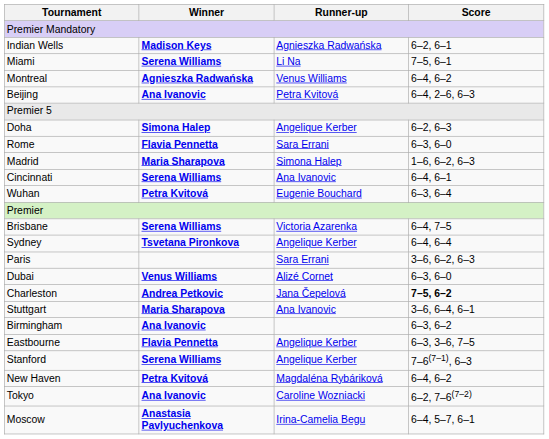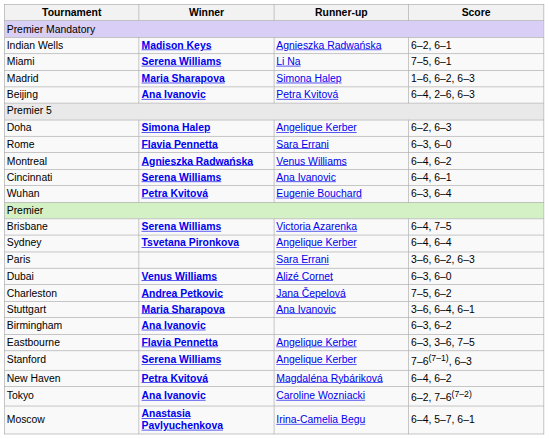rows swapped: (23, 161) <-> (27, 78)
(431, 293) bold -> (431, 293) normal
